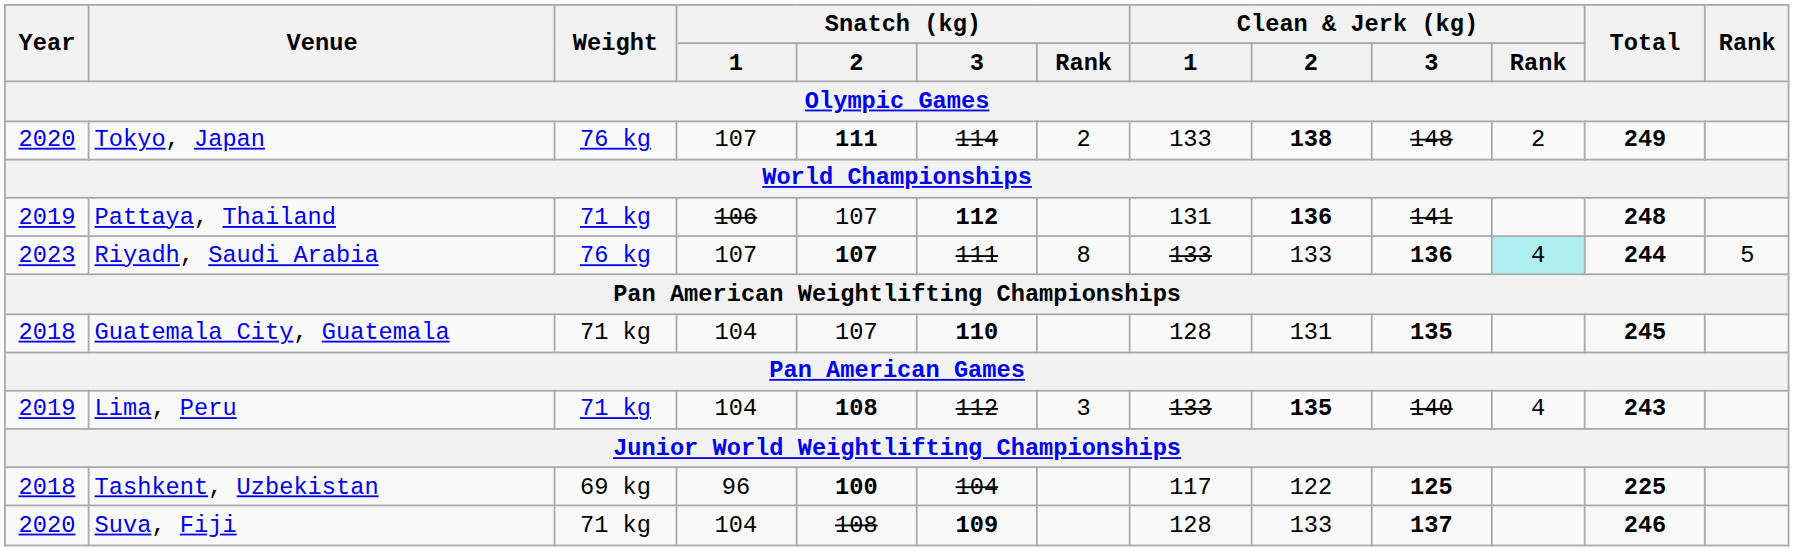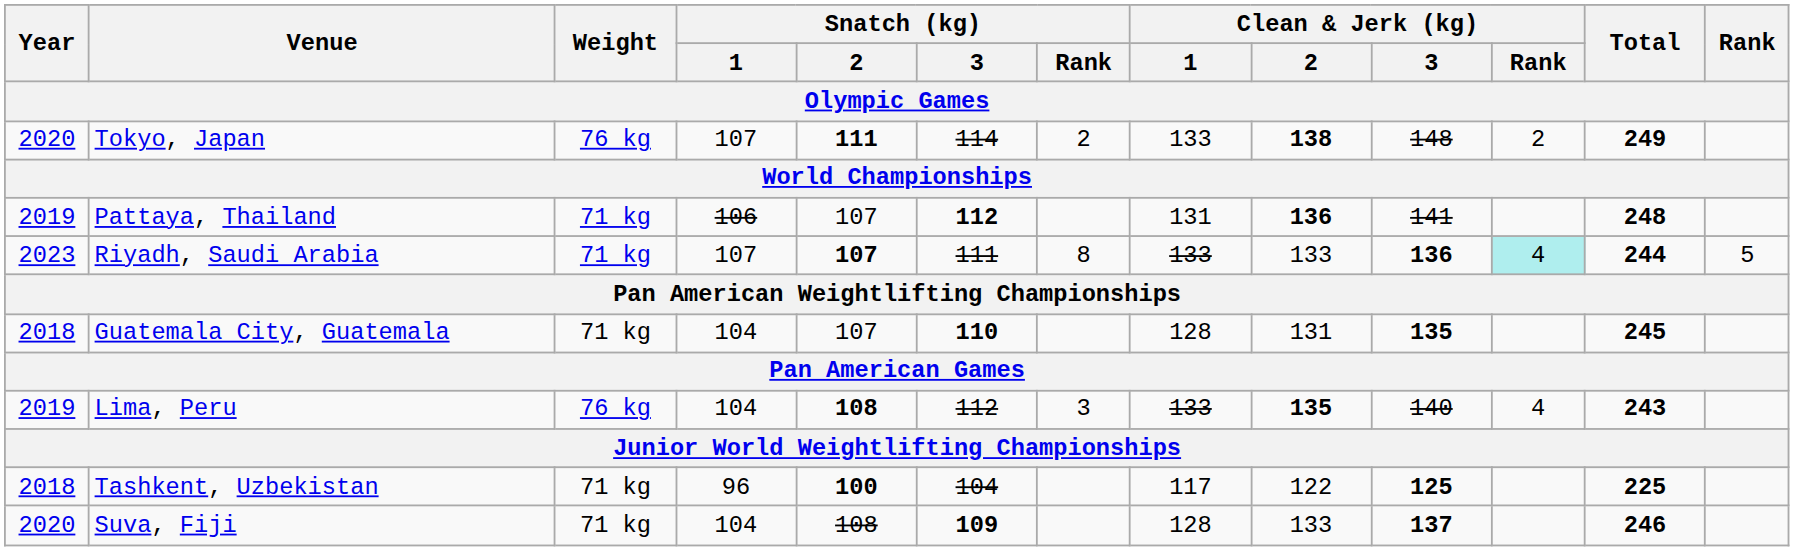(615, 256) 76 kg -> (615, 256) 71 kg
(615, 410) 71 kg -> (615, 410) 76 kg
(615, 487) 69 kg -> (615, 487) 71 kg
